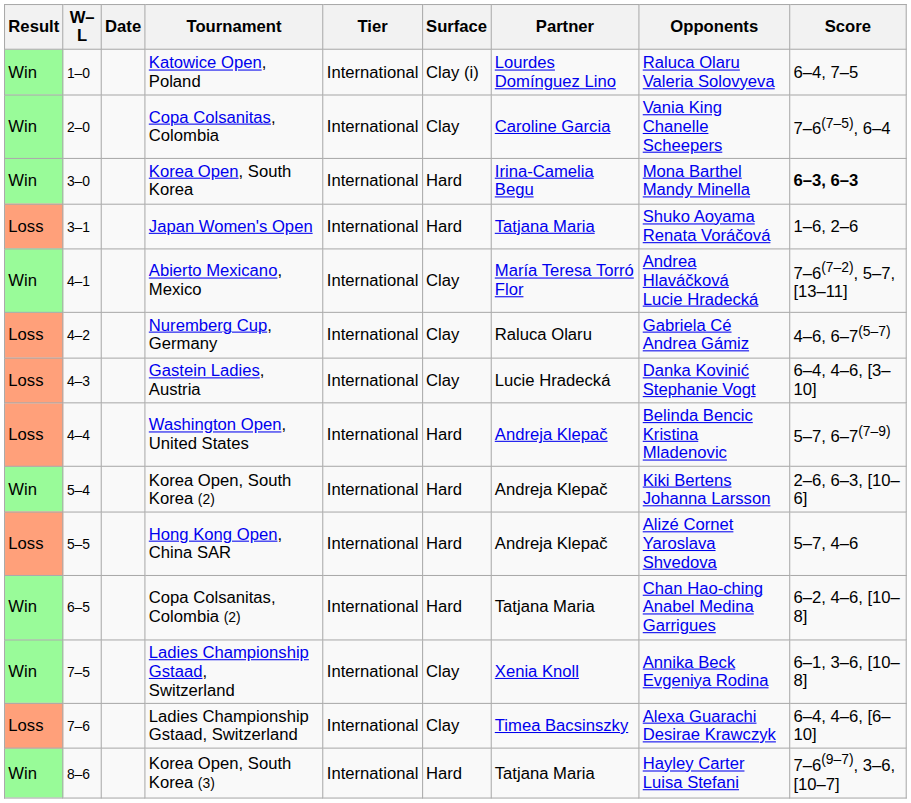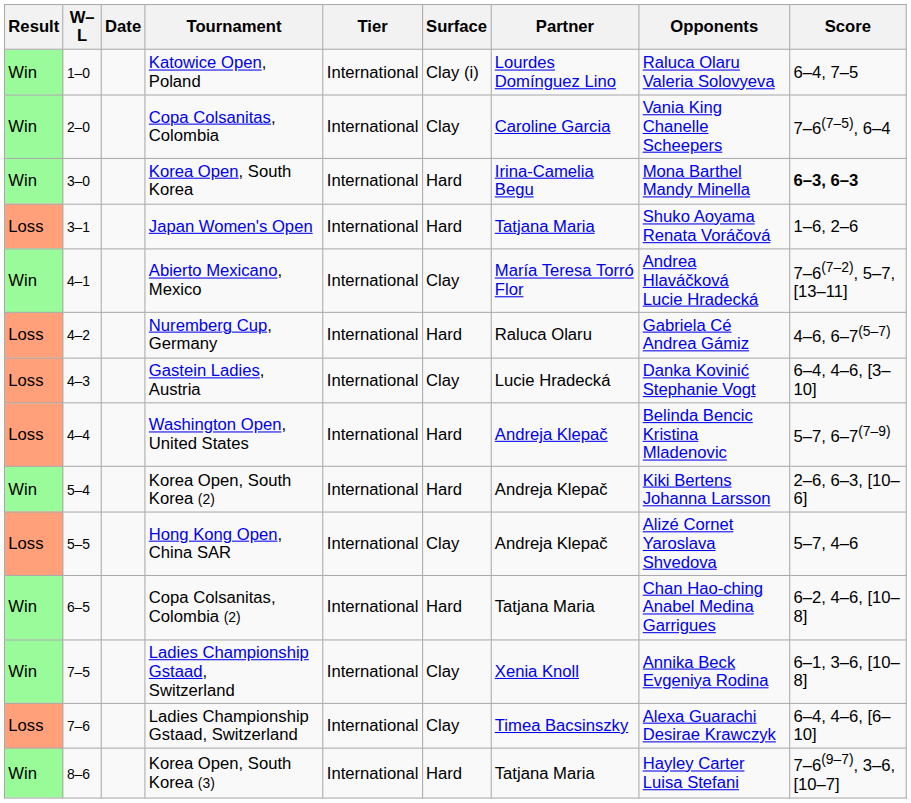(443, 335) Clay -> (444, 335) Hard
(444, 543) Hard -> (443, 543) Clay
